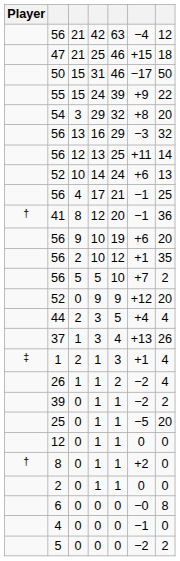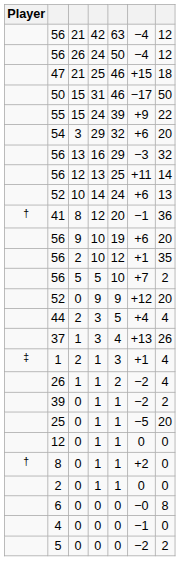+ row: (58, 54)
(141, 114) +8 -> (141, 134) +6
- row: (58, 194)
